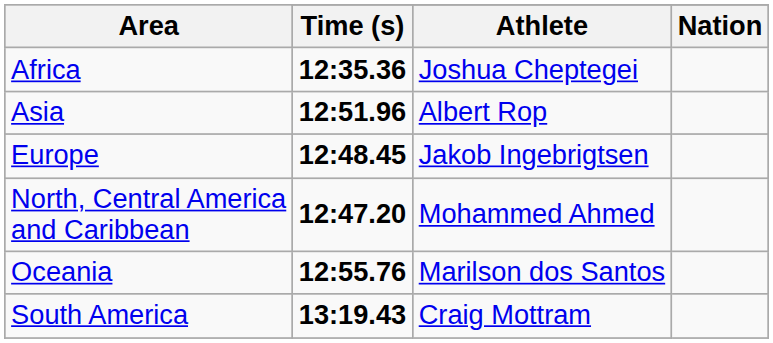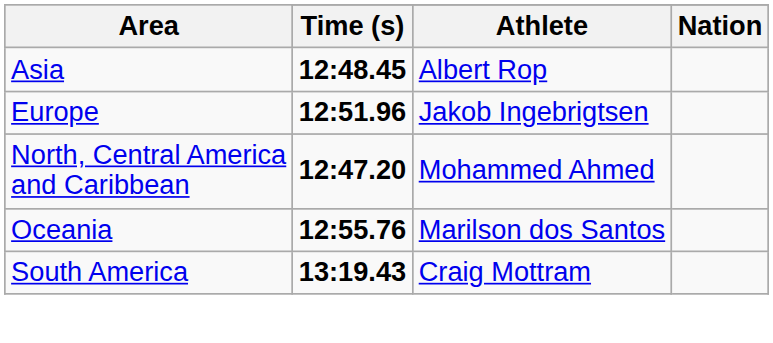- row: (46, 69)
(352, 112) 12:51.96 -> (352, 69) 12:48.45
(352, 155) 12:48.45 -> (352, 112) 12:51.96
